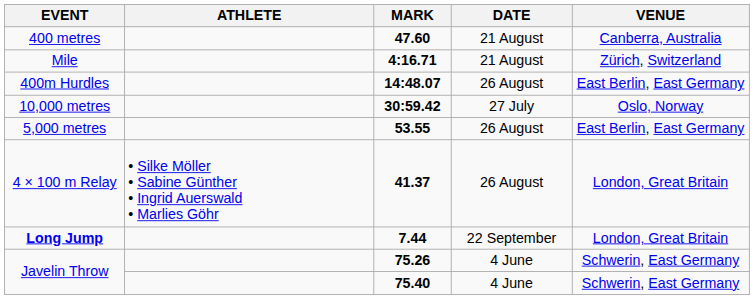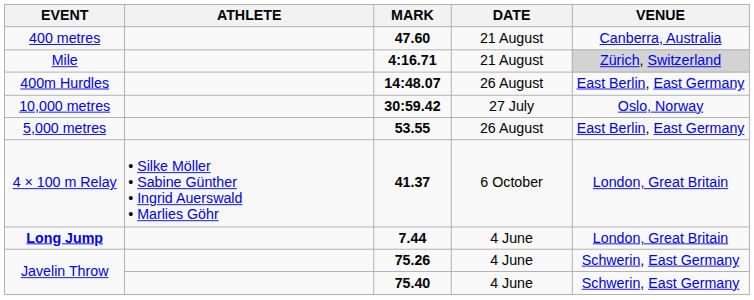(661, 60) no background -> (661, 60) lightgrey background
(512, 183) 26 August -> (512, 183) 6 October
(512, 237) 22 September -> (512, 237) 4 June
